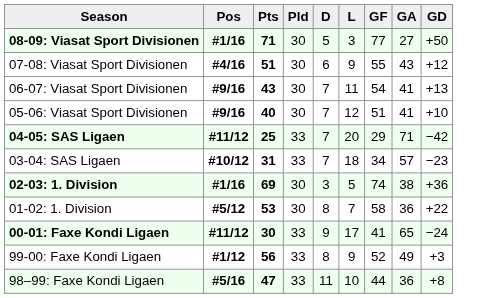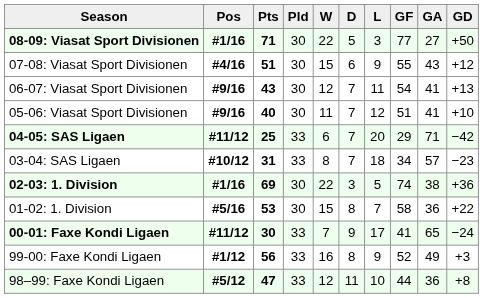+ column: (326, 16)
(229, 209) #5/12 -> (229, 209) #5/16
(229, 281) #5/16 -> (229, 281) #5/12
